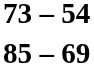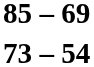rows swapped: (47, 13) <-> (47, 53)
